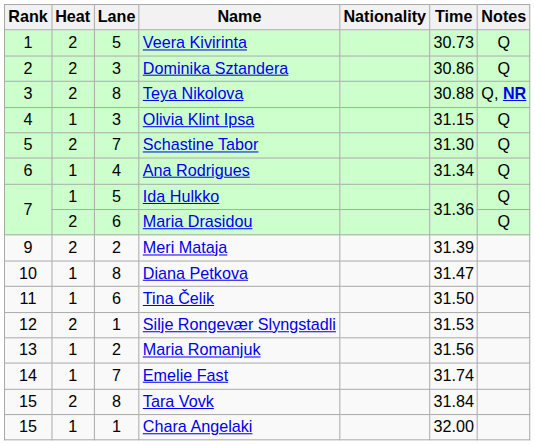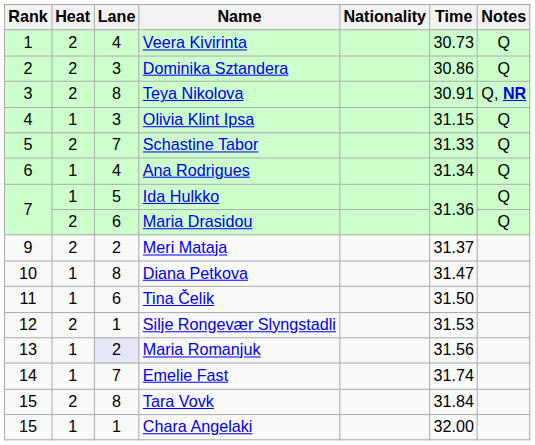(117, 42) 5 -> (117, 42) 4
(454, 94) 30.88 -> (454, 94) 30.91
(454, 145) 31.30 -> (454, 145) 31.33
(454, 247) 31.39 -> (454, 247) 31.37
(117, 350) no background -> (117, 350) lavender background
